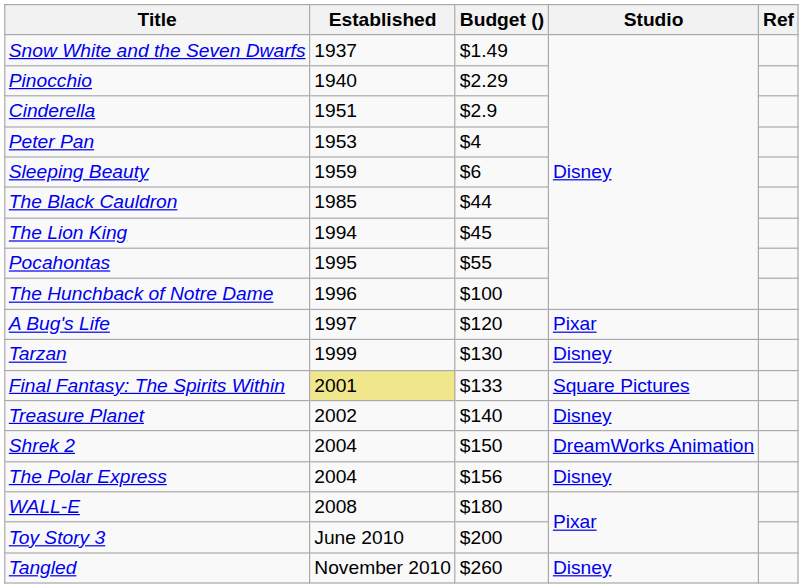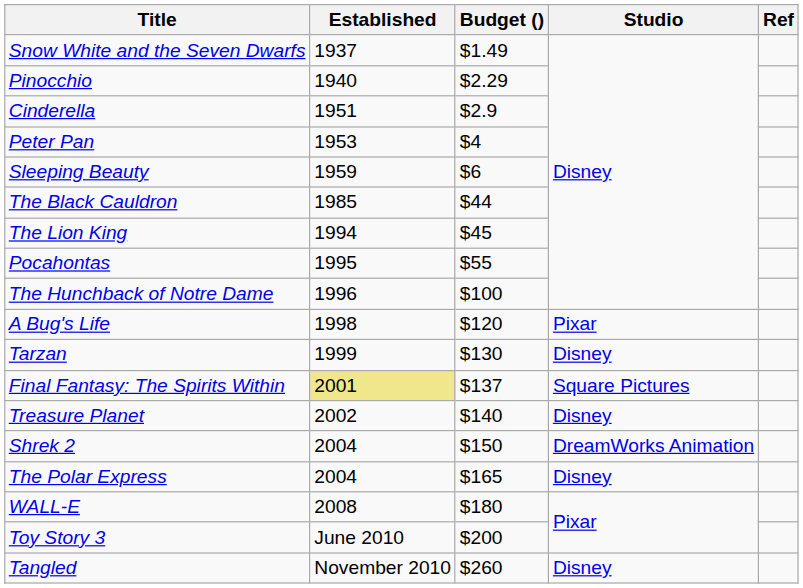(336, 324) 1997 -> (336, 324) 1998
(481, 385) $133 -> (481, 385) $137
(481, 476) $156 -> (481, 476) $165
